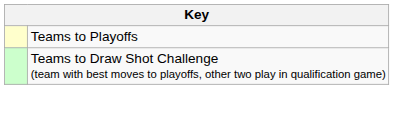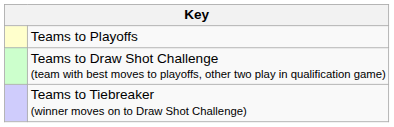+ row: (139, 102)
